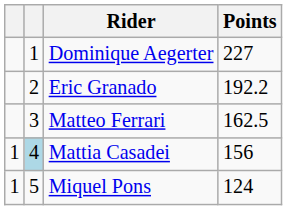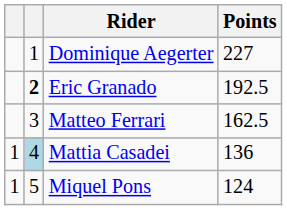(34, 87) normal -> (34, 87) bold
(246, 87) 192.2 -> (246, 87) 192.5
(238, 153) 156 -> (238, 153) 136
